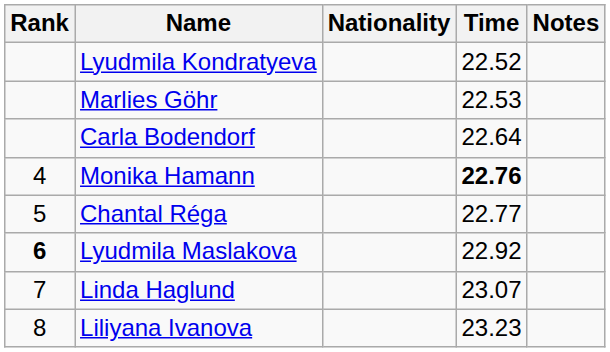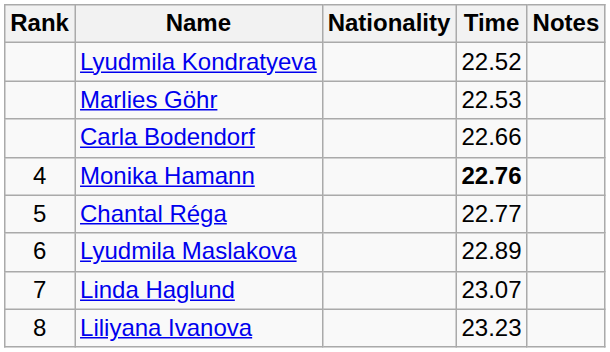(491, 137) 22.64 -> (491, 137) 22.66
(40, 251) bold -> (40, 251) normal
(491, 251) 22.92 -> (491, 251) 22.89
